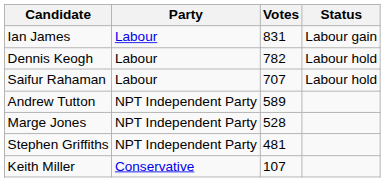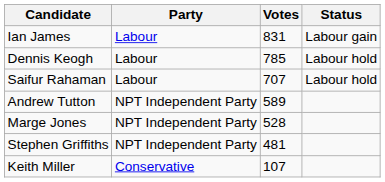(274, 58) 782 -> (274, 58) 785
